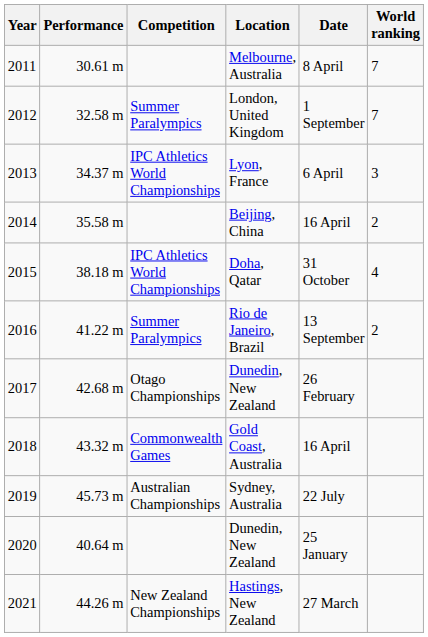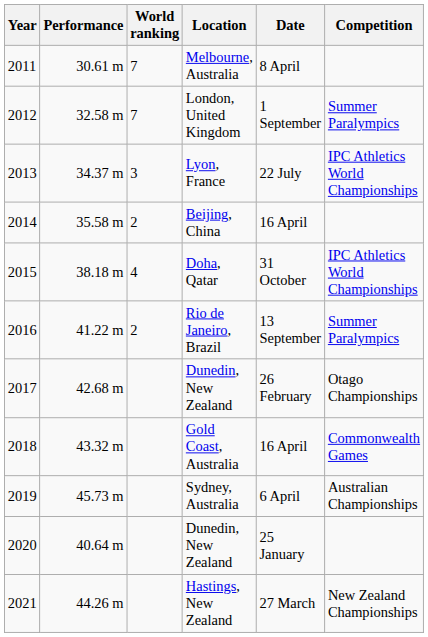columns swapped: (176, 25) <-> (396, 25)
(323, 173) 6 April -> (281, 173) 22 July
(324, 495) 22 July -> (280, 495) 6 April
